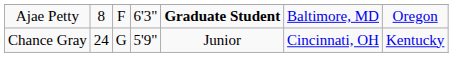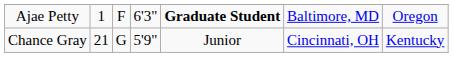(101, 16) 8 -> (101, 16) 1
(101, 40) 24 -> (101, 40) 21
